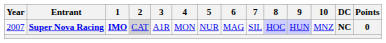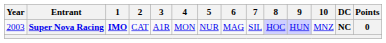(16, 27) 2007 -> (16, 27) 2003
(140, 27) lightgrey background -> (140, 27) no background
